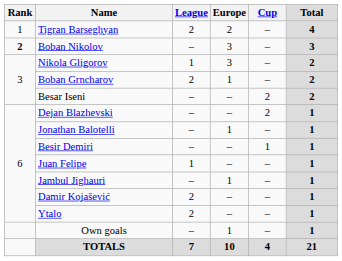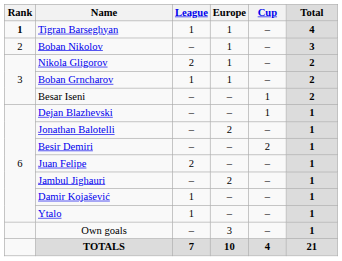(20, 29) normal -> (20, 29) bold
(191, 29) 2 -> (191, 29) 1
(229, 29) 2 -> (229, 29) 1
(20, 46) bold -> (20, 46) normal
(229, 46) 3 -> (229, 46) 1
(191, 63) 1 -> (191, 63) 2
(229, 63) 3 -> (229, 63) 1
(191, 79) 2 -> (191, 79) 1
(267, 96) 2 -> (267, 96) 1
(267, 113) 2 -> (267, 113) 1
(229, 130) 1 -> (229, 130) 2
(267, 146) 1 -> (267, 146) 2
(191, 163) 1 -> (191, 163) 2
(229, 180) 1 -> (229, 180) 2
(191, 197) 2 -> (191, 197) 1
(191, 213) 2 -> (191, 213) 1
(229, 230) 1 -> (229, 230) 3
